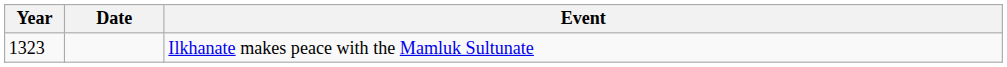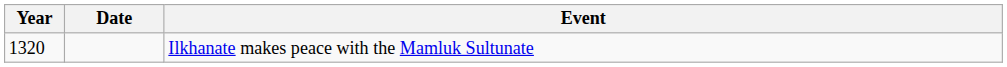(27, 47) 1323 -> (27, 47) 1320
